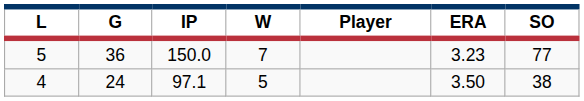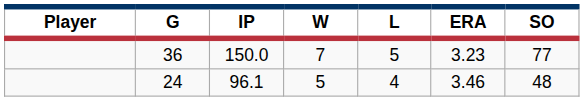columns swapped: (366, 22) <-> (41, 22)
(189, 82) 97.1 -> (247, 82) 96.1
(468, 82) 3.50 -> (468, 82) 3.46
(542, 82) 38 -> (542, 82) 48
